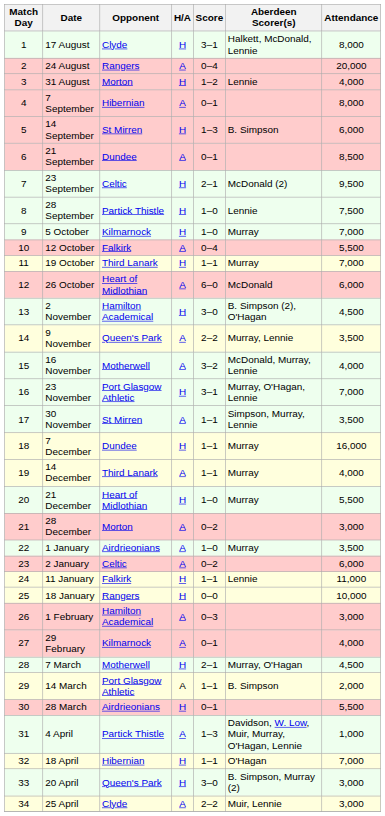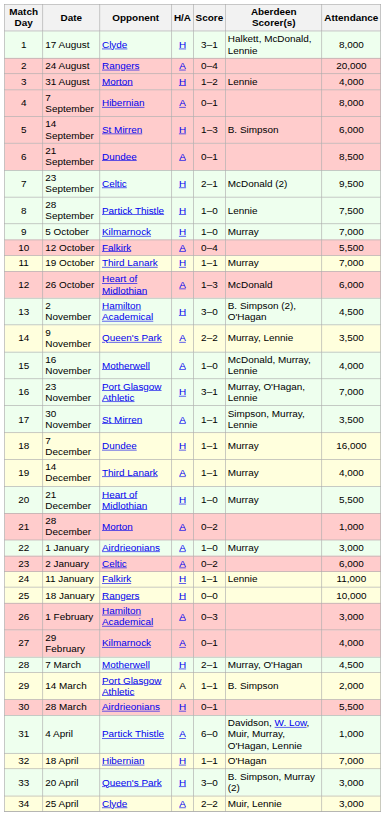(209, 284) 6–0 -> (209, 284) 1–3
(209, 365) 3–2 -> (209, 365) 1–0
(351, 526) 3,000 -> (351, 526) 1,000
(351, 548) 3,500 -> (351, 548) 3,000
(209, 734) 1–3 -> (209, 734) 6–0
